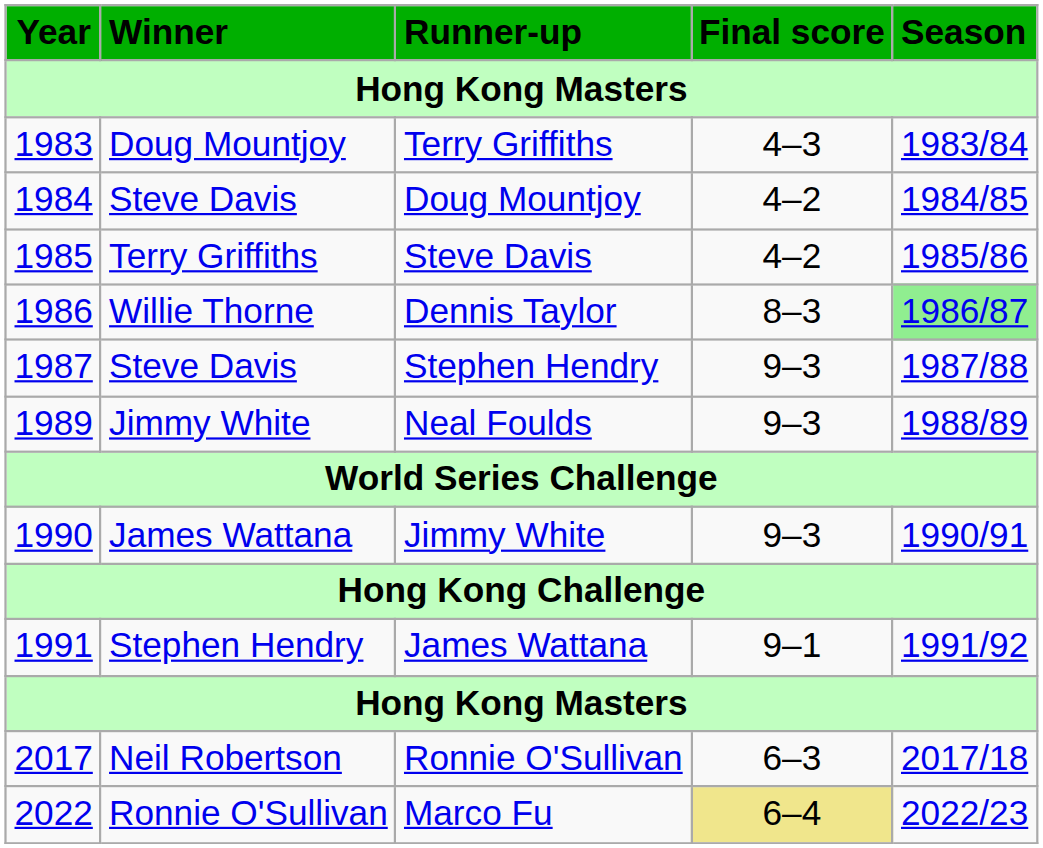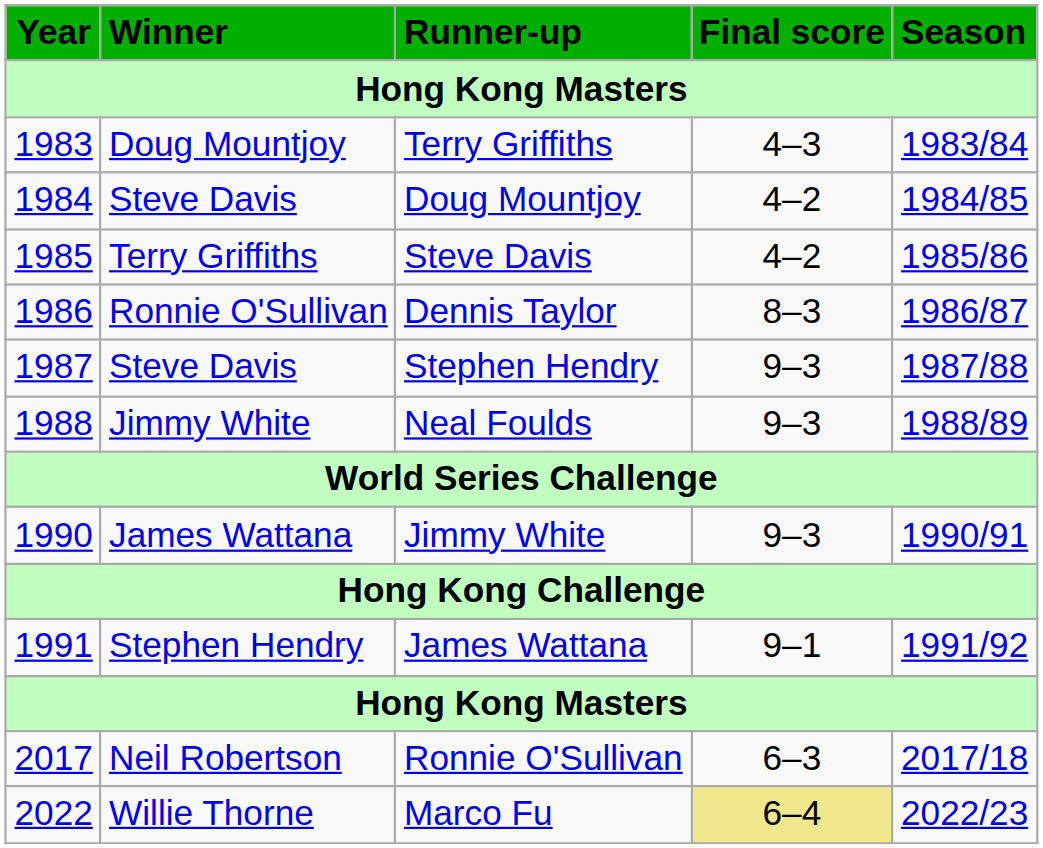(211, 311) Willie Thorne -> (248, 311) Ronnie O'Sullivan
(965, 311) lightgreen background -> (965, 311) no background
(54, 423) 1989 -> (54, 423) 1988
(248, 813) Ronnie O'Sullivan -> (211, 813) Willie Thorne
